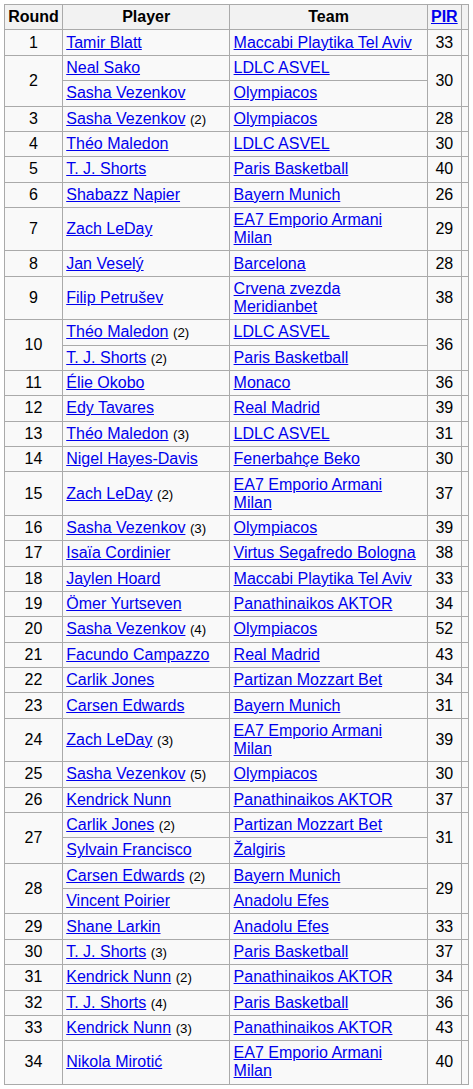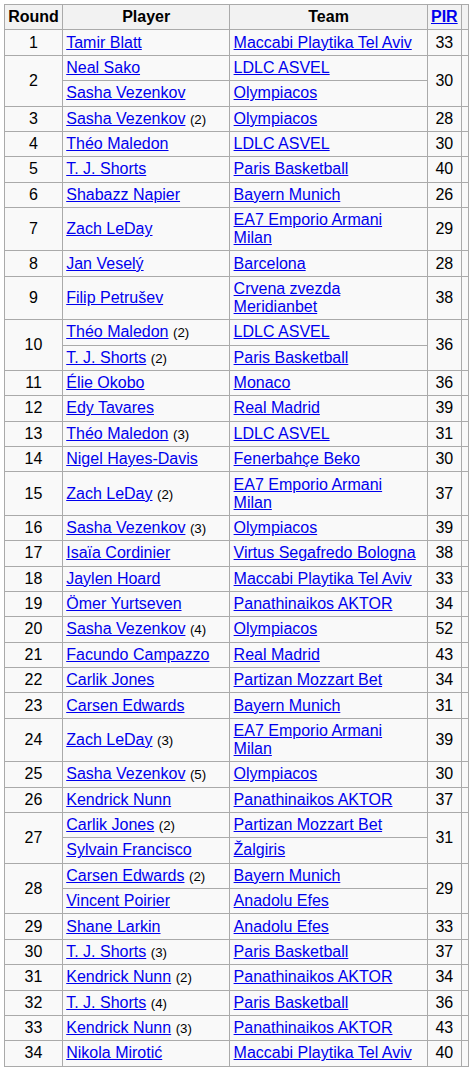(308, 1062) EA7 Emporio Armani Milan -> (323, 1053) Maccabi Playtika Tel Aviv
